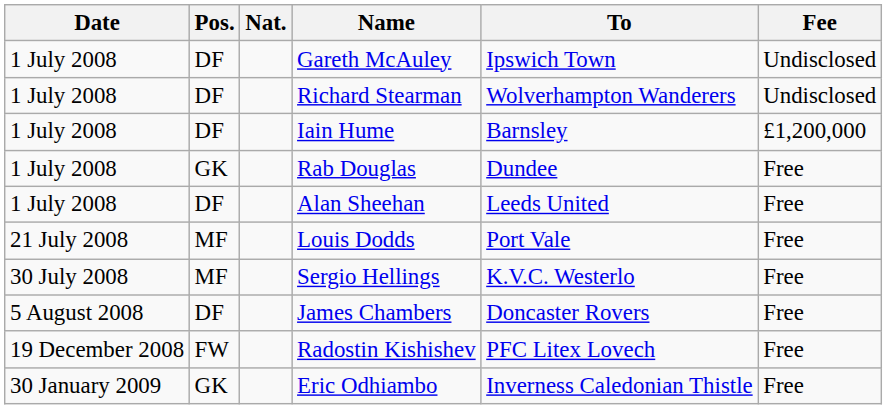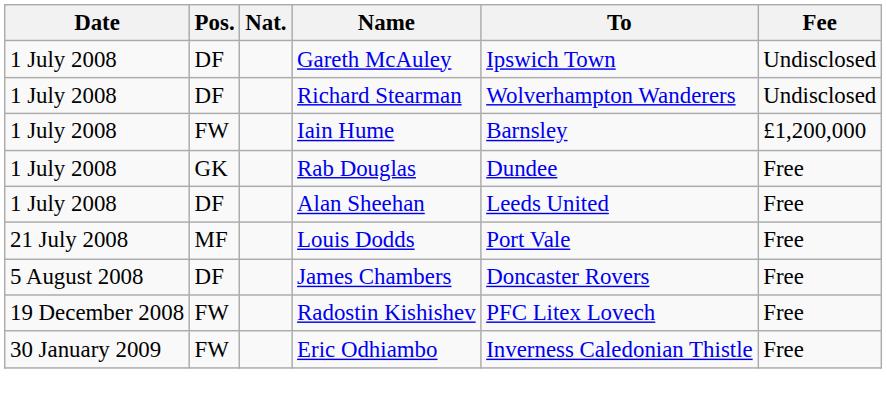(209, 131) DF -> (212, 131) FW
- row: (368, 276)
(211, 385) GK -> (212, 349) FW
